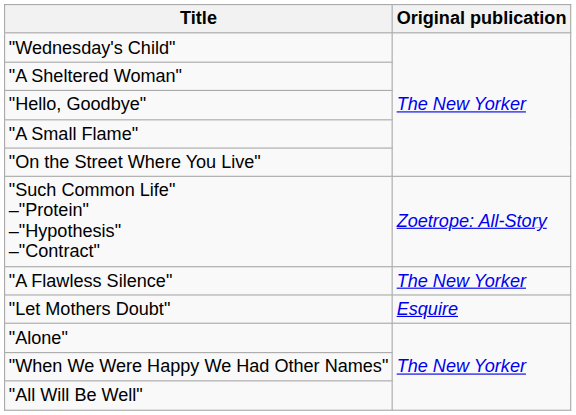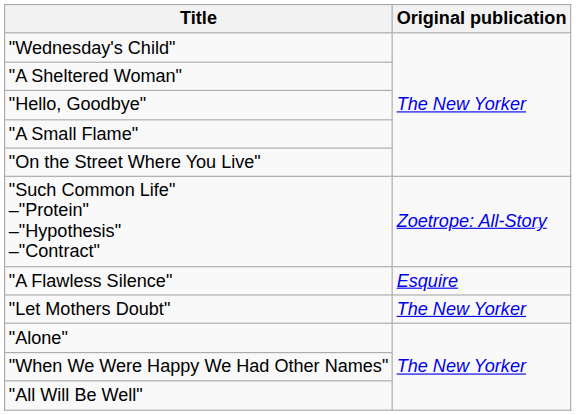(461, 280) The New Yorker -> (427, 280) Esquire
(427, 309) Esquire -> (461, 309) The New Yorker
